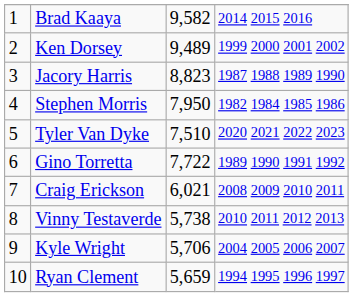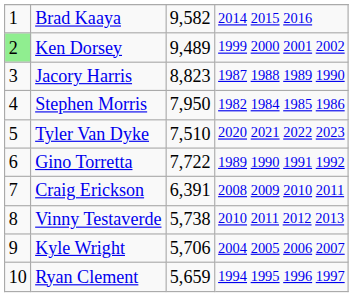(13, 47) no background -> (13, 47) lightgreen background
(190, 190) 6,021 -> (190, 190) 6,391
